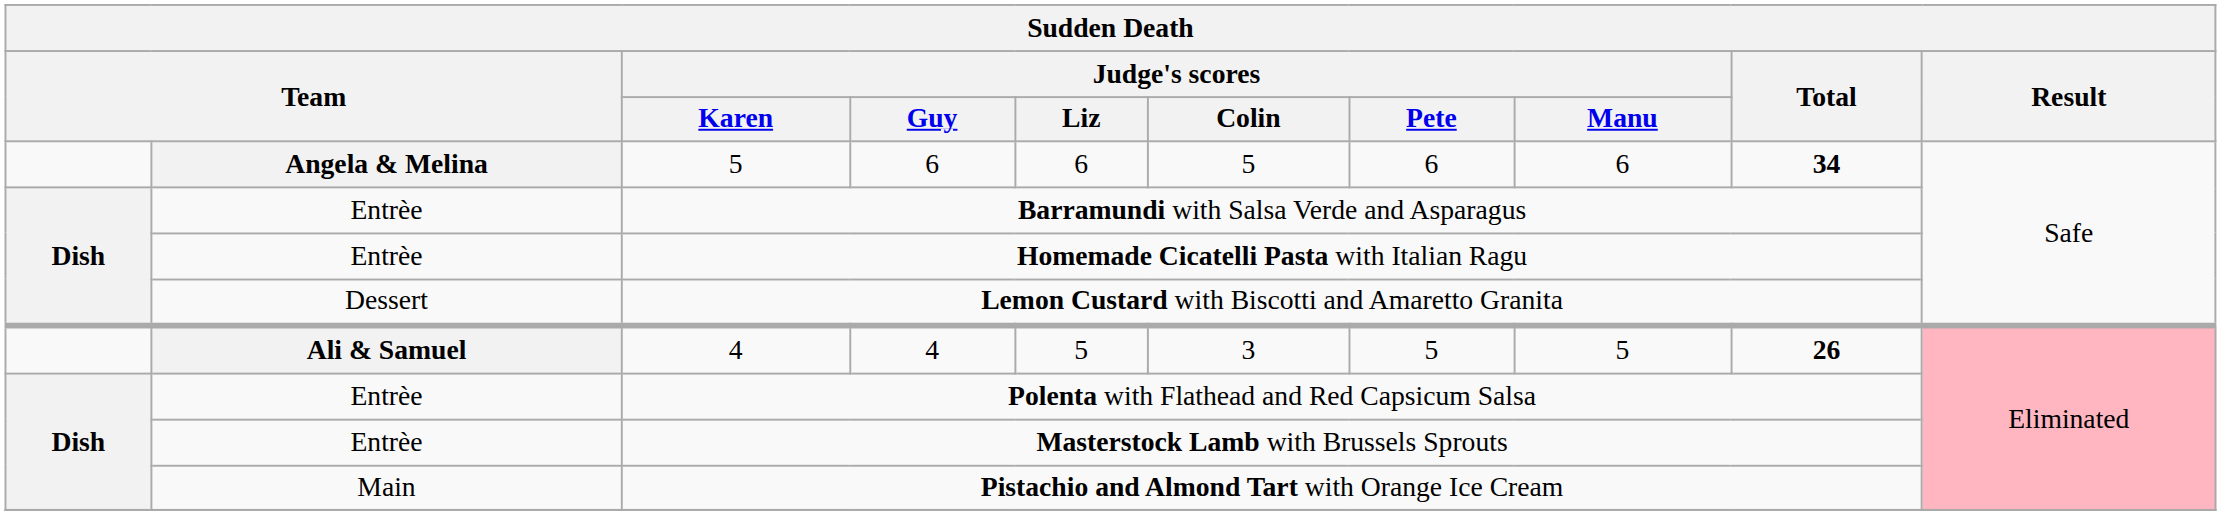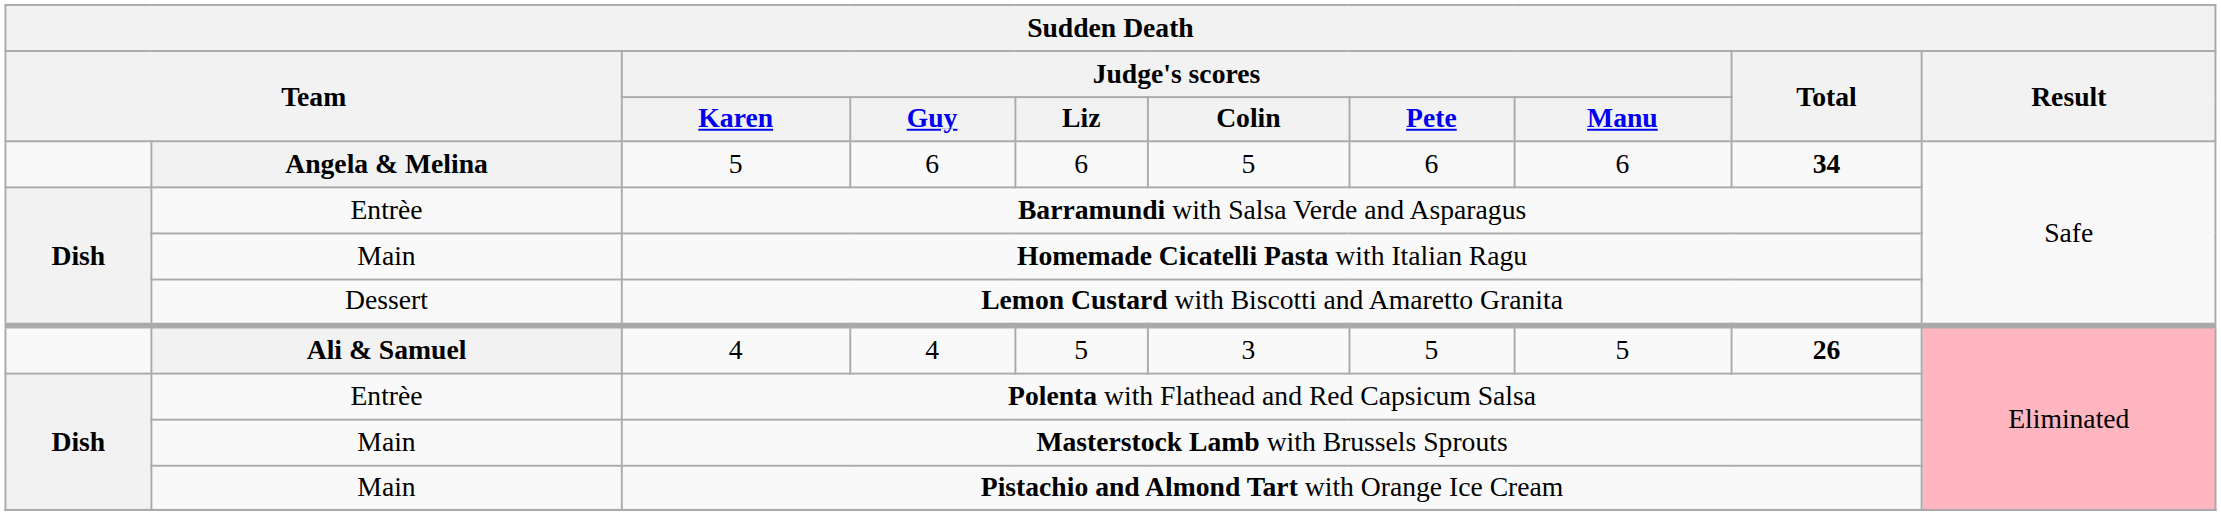(387, 255) Entrèe -> (387, 255) Main
(387, 441) Entrèe -> (387, 441) Main
